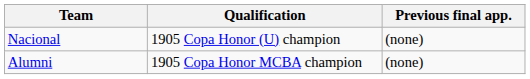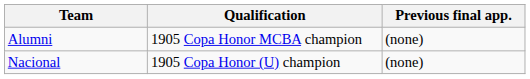rows swapped: (34, 39) <-> (30, 62)
